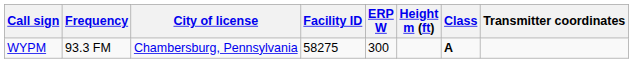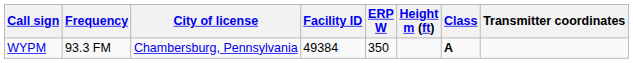(321, 48) 58275 -> (321, 48) 49384
(378, 48) 300 -> (378, 48) 350
